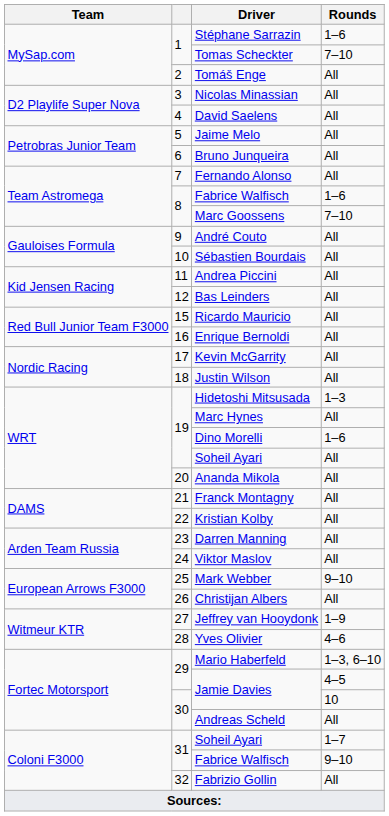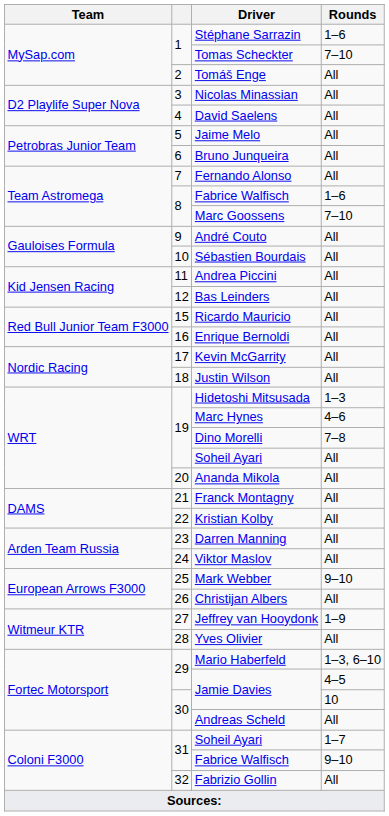(331, 417) All -> (335, 417) 4–6
(335, 437) 1–6 -> (335, 437) 7–8
(335, 639) 4–6 -> (331, 639) All
